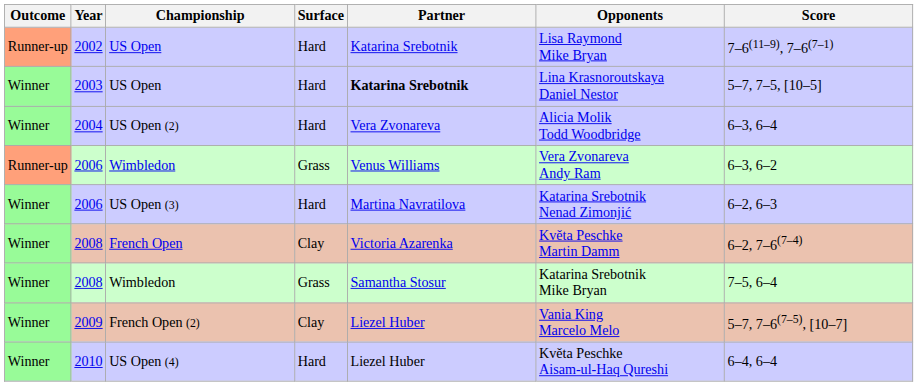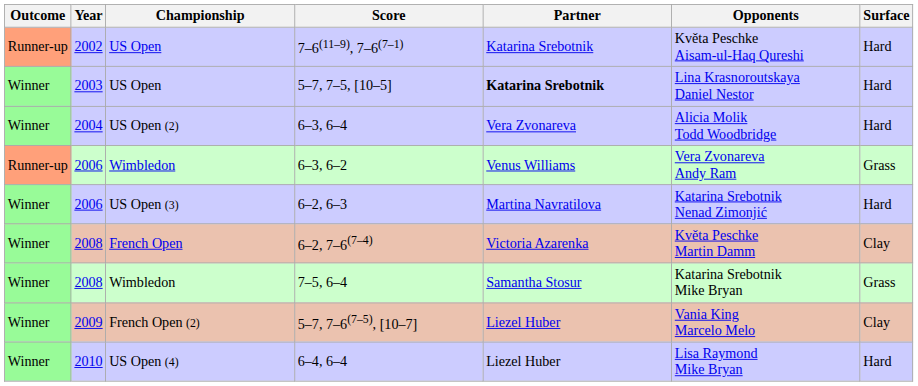columns swapped: (321, 15) <-> (819, 15)
(580, 46) Lisa Raymond Mike Bryan -> (739, 46) Květa Peschke Aisam-ul-Haq Qureshi
(604, 360) Květa Peschke Aisam-ul-Haq Qureshi -> (716, 360) Lisa Raymond Mike Bryan
